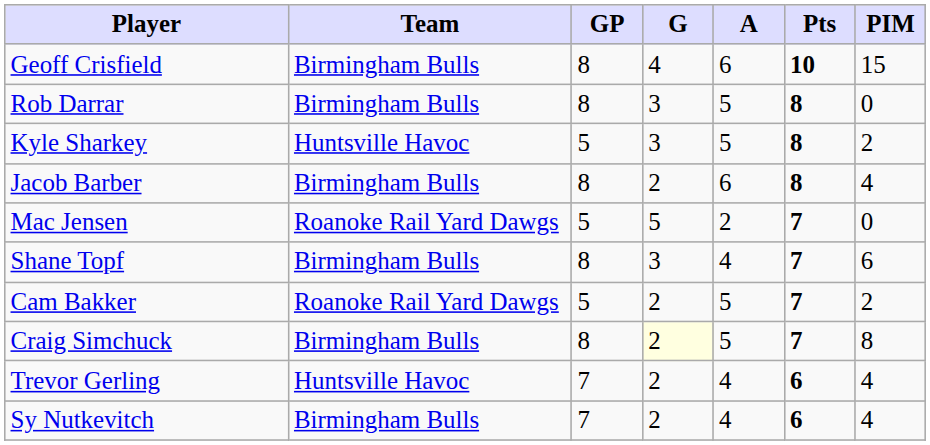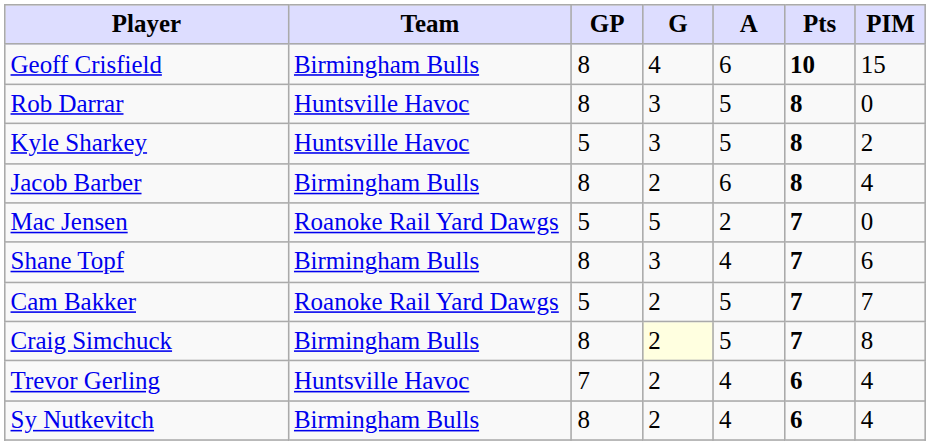(387, 103) Birmingham Bulls -> (382, 103) Huntsville Havoc
(867, 301) 2 -> (867, 301) 7
(584, 420) 7 -> (584, 420) 8
